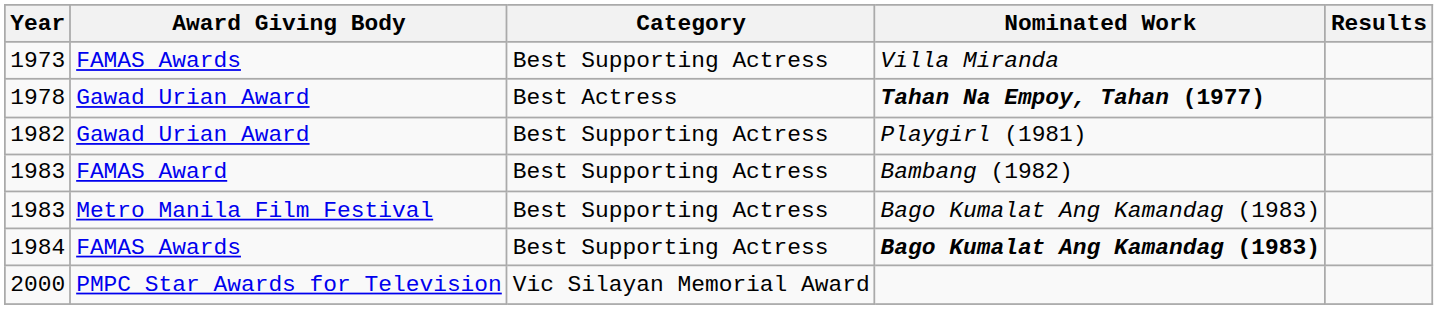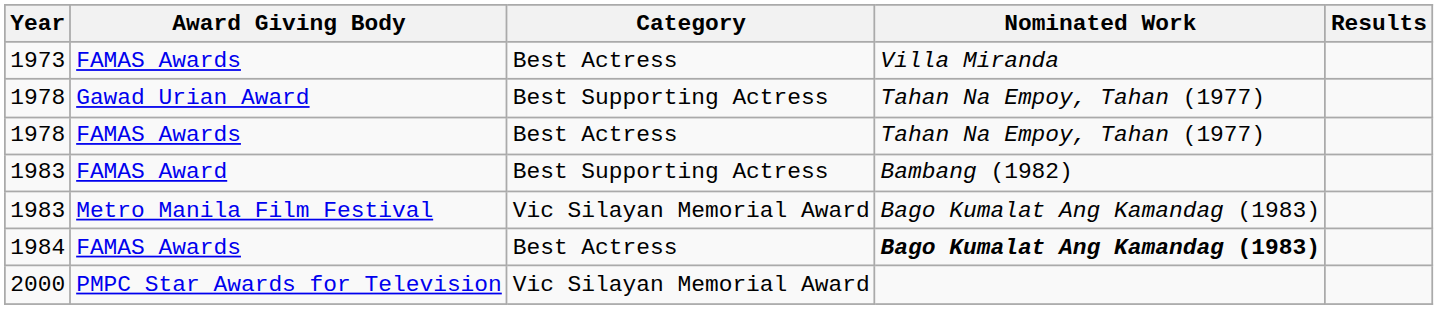(671, 61) Best Supporting Actress -> (595, 61) Best Actress
(595, 98) Best Actress -> (671, 98) Best Supporting Actress
(1073, 98) bold -> (1073, 98) normal
+ row: (38, 135)
- row: (38, 135)
(671, 210) Best Supporting Actress -> (691, 210) Vic Silayan Memorial Award
(671, 247) Best Supporting Actress -> (595, 247) Best Actress
